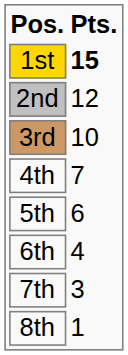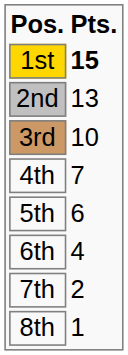(85, 99) 12 -> (85, 99) 13
(78, 289) 3 -> (78, 289) 2
